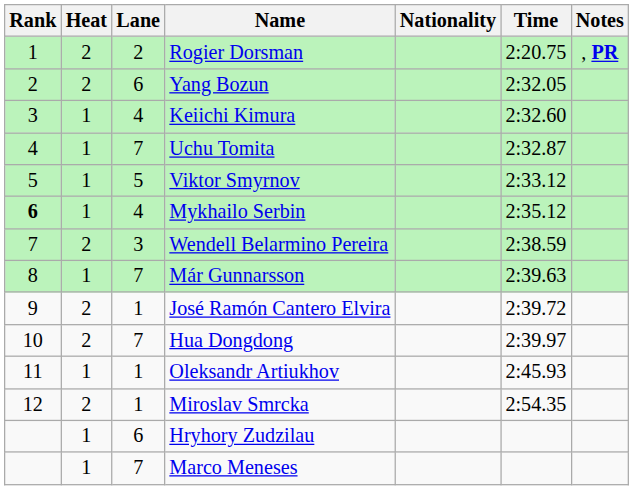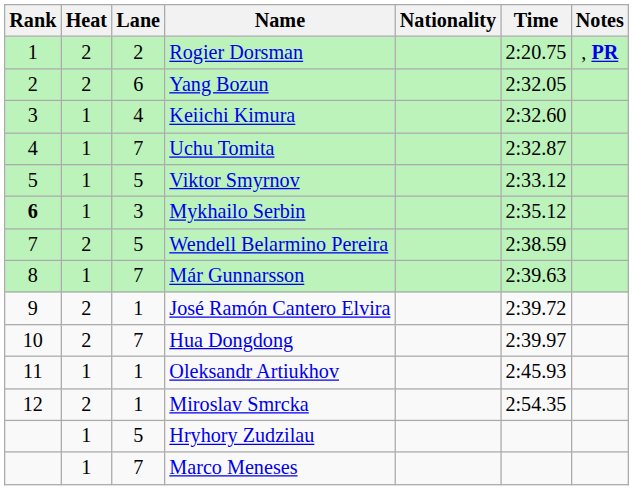(138, 212) 4 -> (138, 212) 3
(138, 244) 3 -> (138, 244) 5
(138, 436) 6 -> (138, 436) 5
